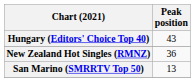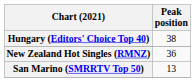(171, 38) 43 -> (171, 38) 38
